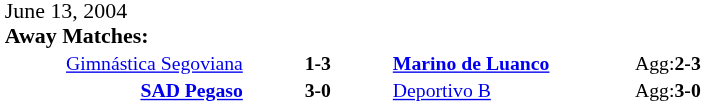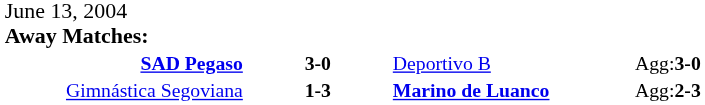rows swapped: (154, 63) <-> (192, 91)
